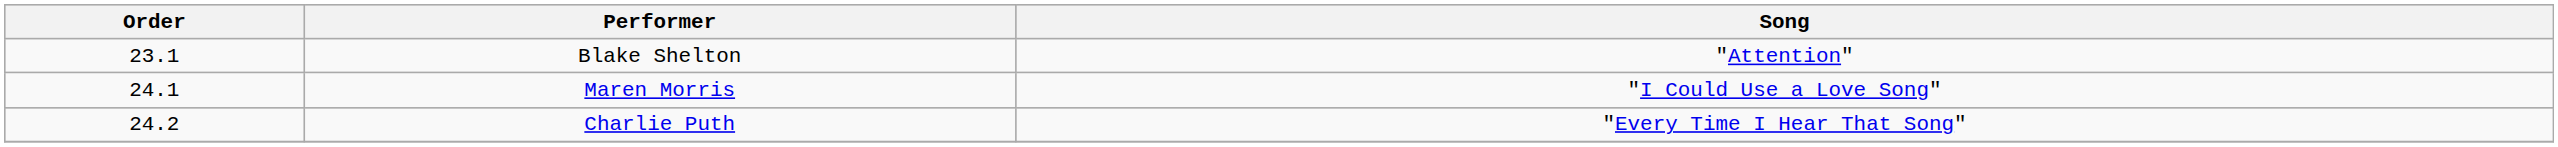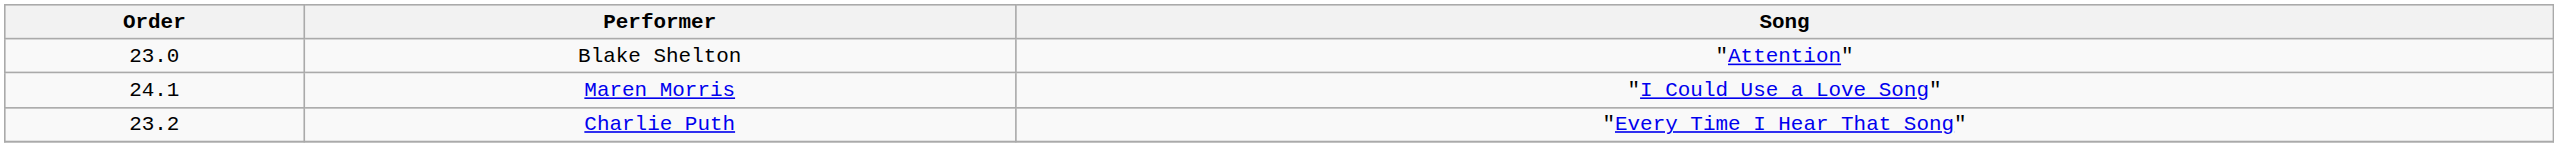(154, 56) 23.1 -> (154, 56) 23.0
(154, 124) 24.2 -> (154, 124) 23.2
